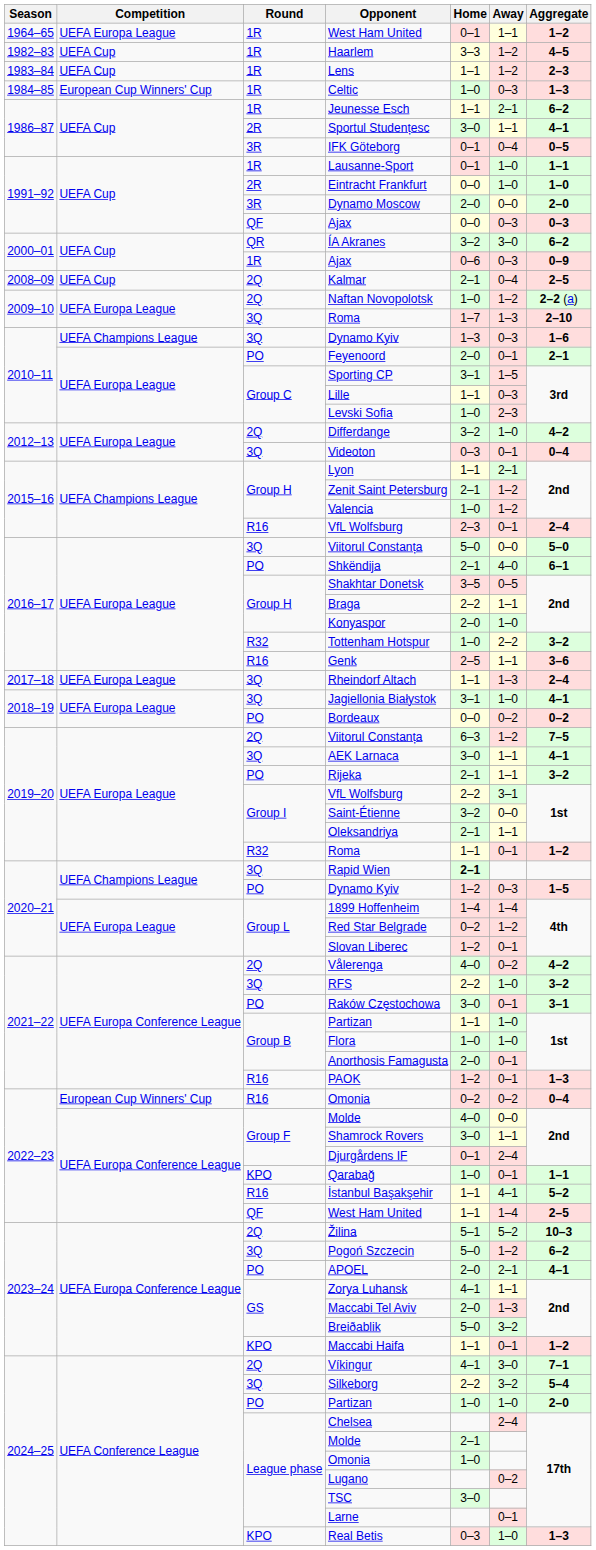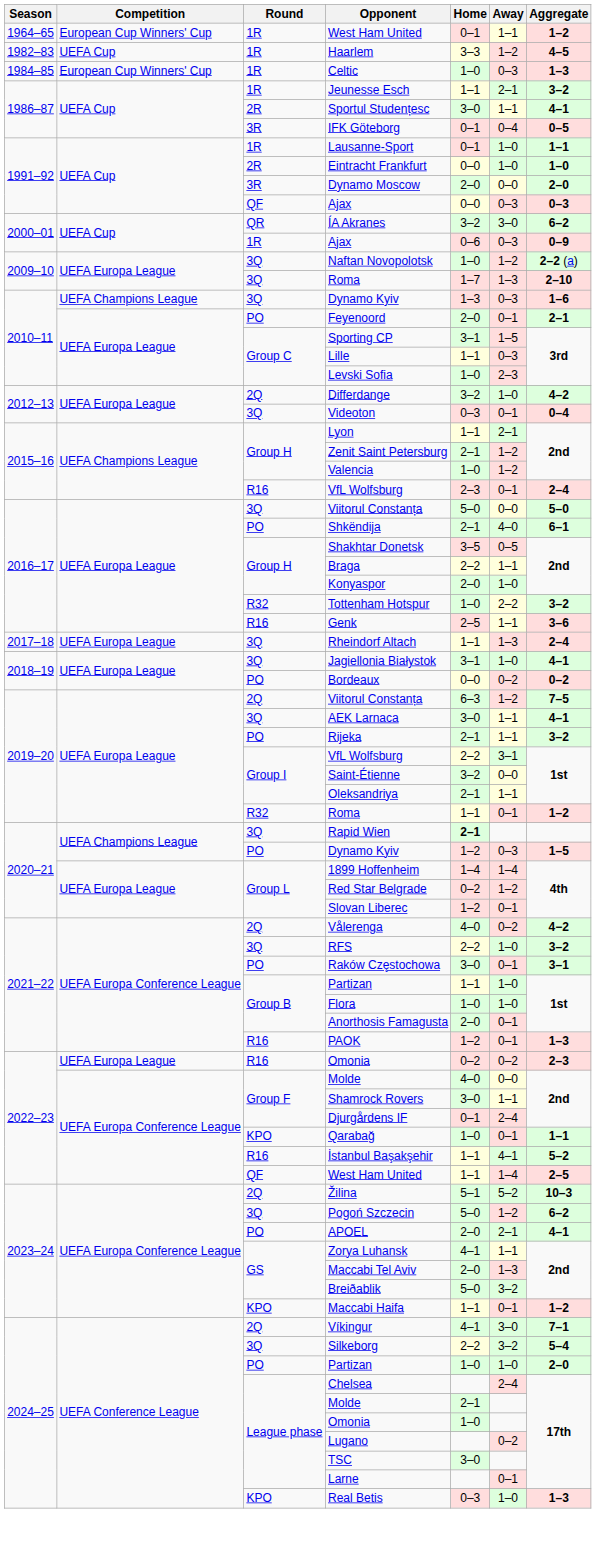(117, 33) UEFA Europa League -> (136, 33) European Cup Winners' Cup
- row: (31, 71)
(559, 109) 6–2 -> (559, 90) 3–2
- row: (31, 280)
(254, 299) 2Q -> (254, 261) 3Q
(136, 1098) European Cup Winners' Cup -> (117, 1060) UEFA Europa League
(559, 1098) 0–4 -> (559, 1060) 2–3
